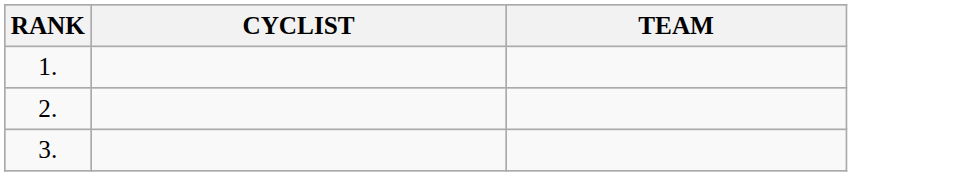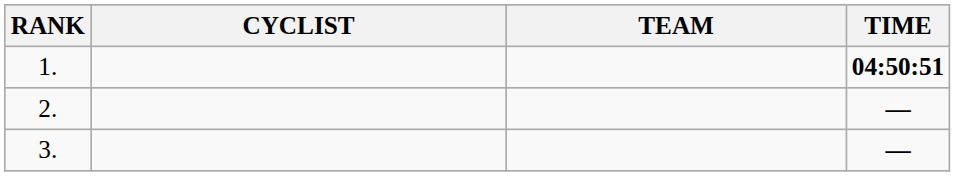+ column: (898, 25)
